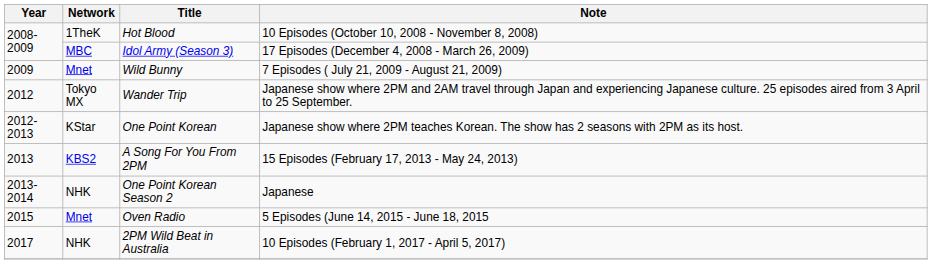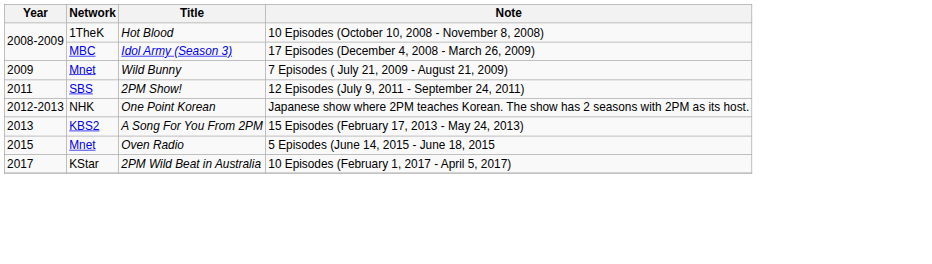+ row: (152, 88)
- row: (155, 95)
(81, 127) KStar -> (82, 107) NHK
- row: (170, 191)
(78, 242) NHK -> (84, 164) KStar
